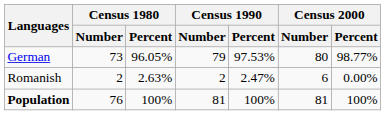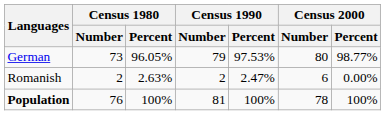(322, 99) 81 -> (322, 99) 78
